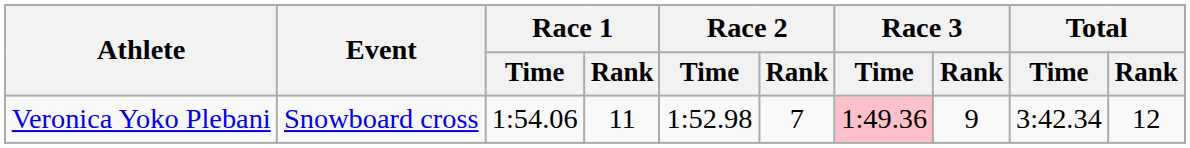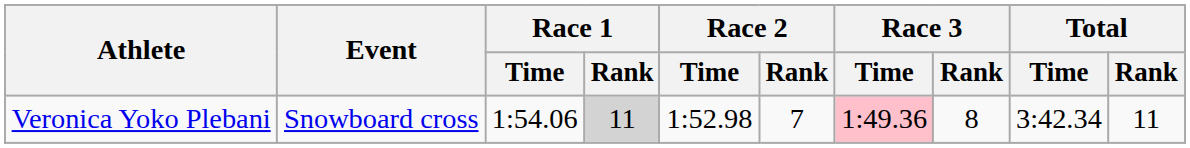(622, 119) no background -> (622, 119) lightgrey background
(972, 119) 9 -> (972, 119) 8
(1146, 119) 12 -> (1146, 119) 11
